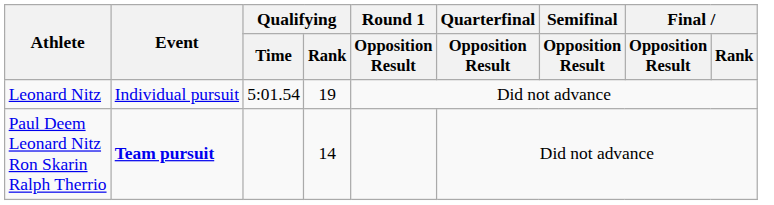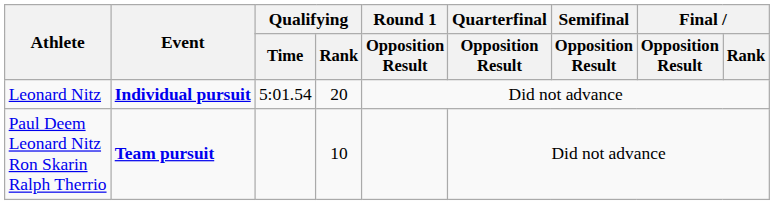(177, 94) normal -> (183, 94) bold
(327, 94) 19 -> (339, 94) 20
(327, 154) 14 -> (339, 154) 10
